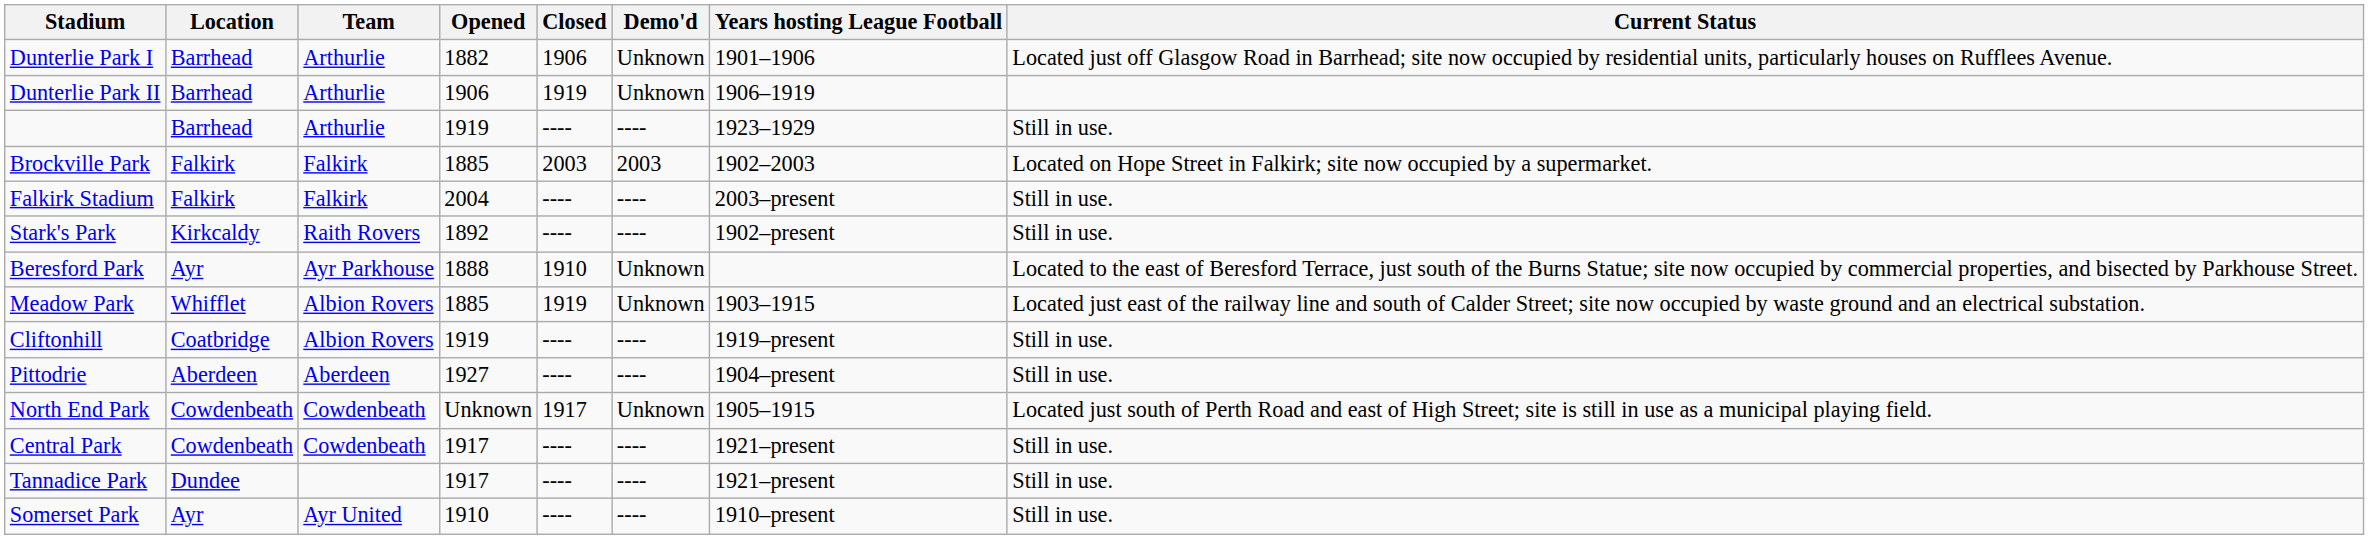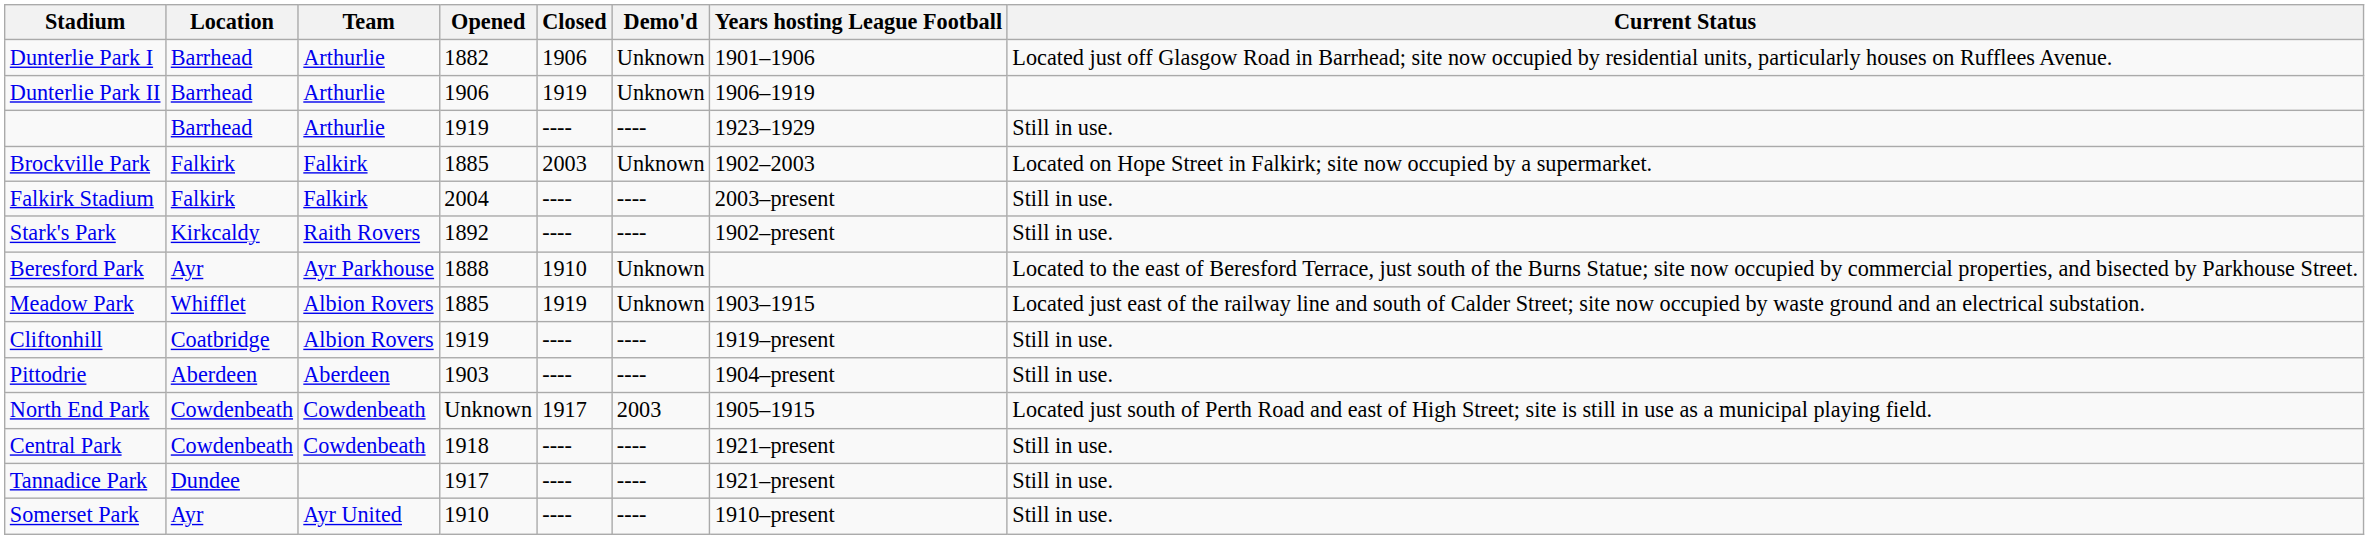(639, 163) 2003 -> (661, 163) Unknown
(467, 374) 1927 -> (467, 374) 1903
(661, 410) Unknown -> (639, 410) 2003
(467, 445) 1917 -> (467, 445) 1918
